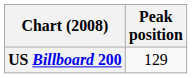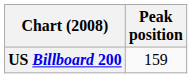(156, 60) 129 -> (156, 60) 159
